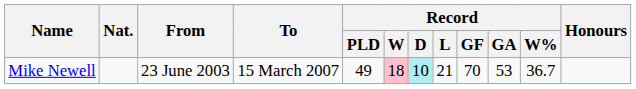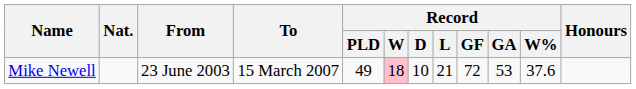(420, 70) paleturquoise background -> (420, 70) no background
(472, 70) 70 -> (472, 70) 72
(541, 70) 36.7 -> (541, 70) 37.6
